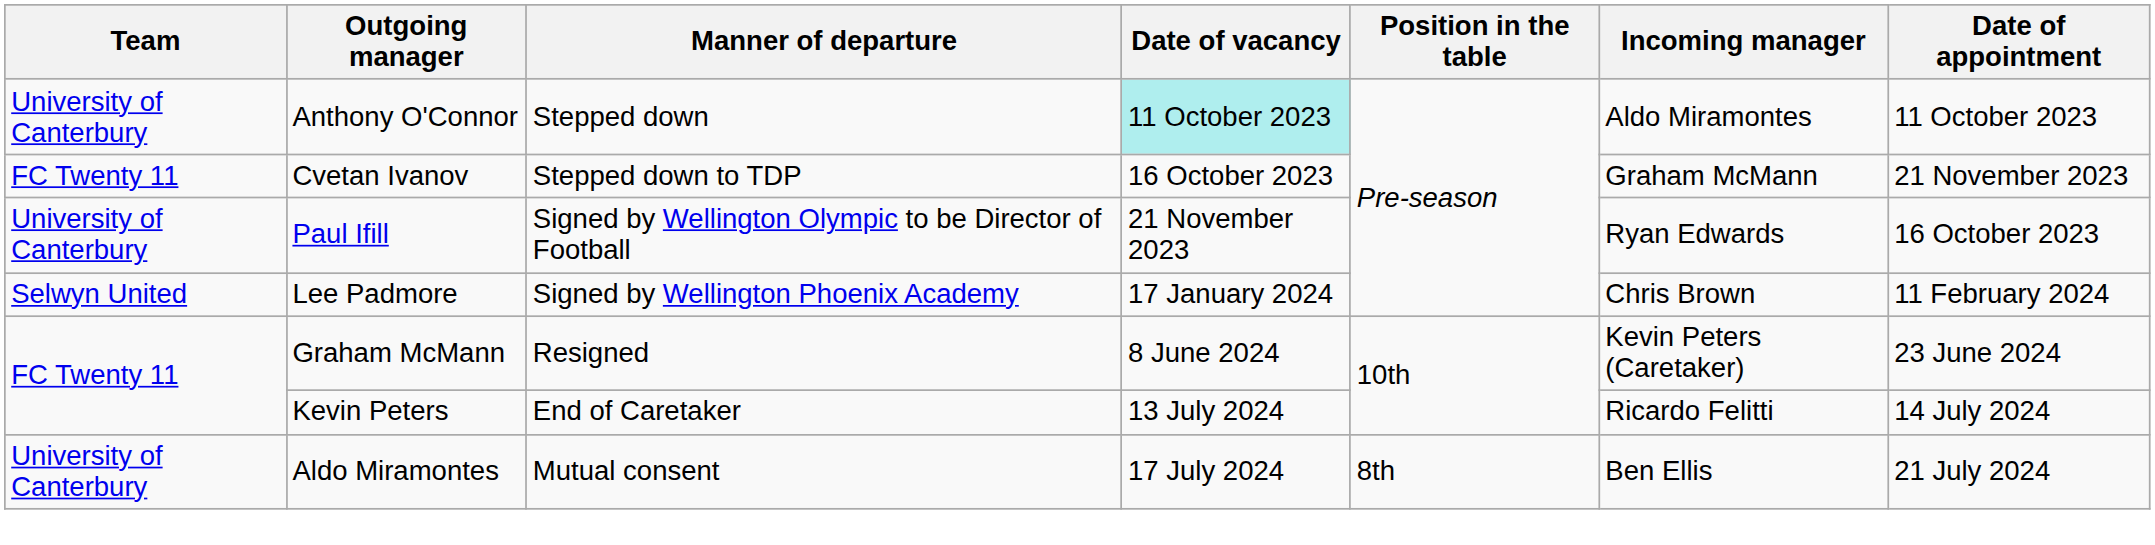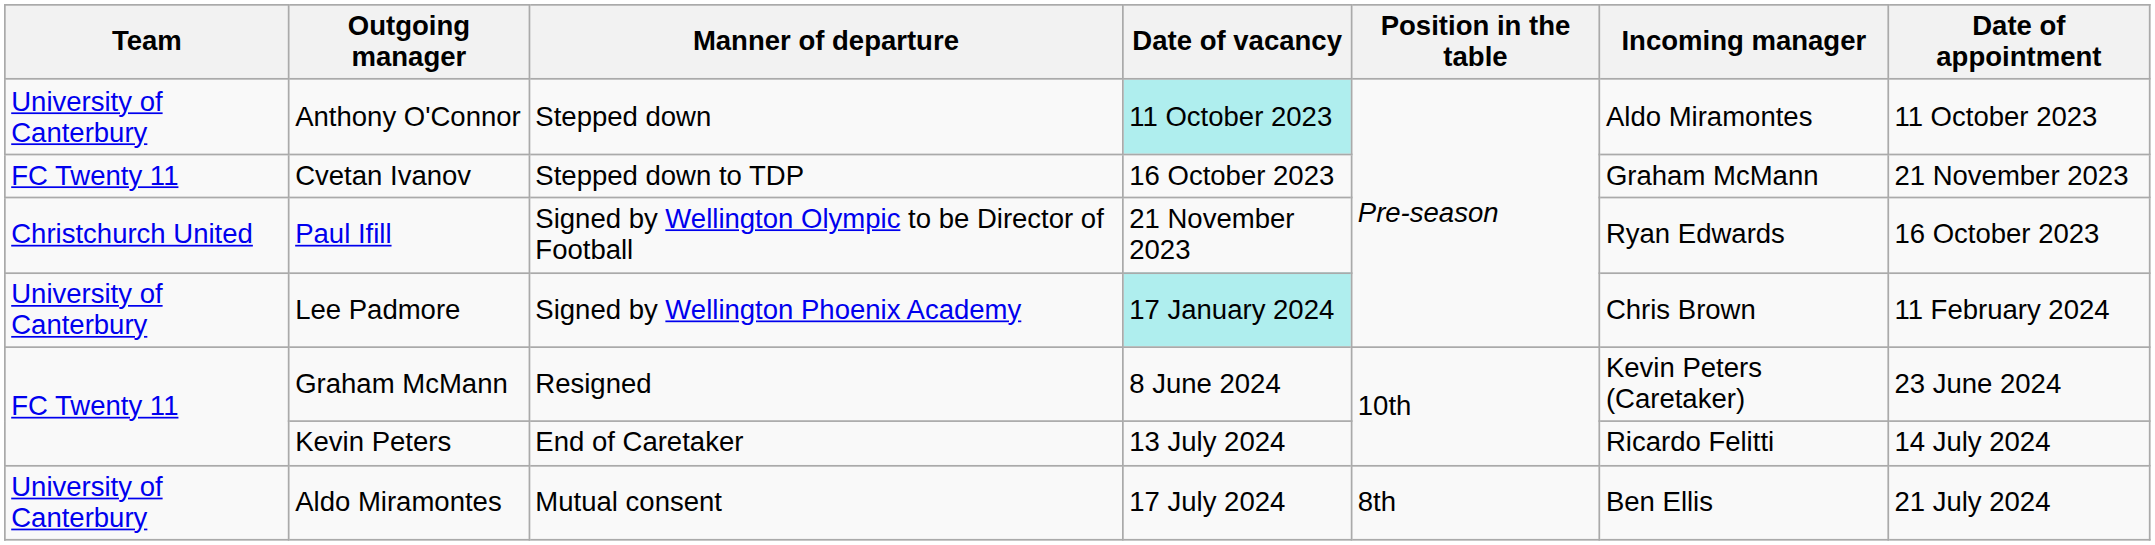(87, 234) University of Canterbury -> (132, 234) Christchurch United
(99, 293) Selwyn United -> (87, 309) University of Canterbury
(1231, 293) no background -> (1232, 309) paleturquoise background
